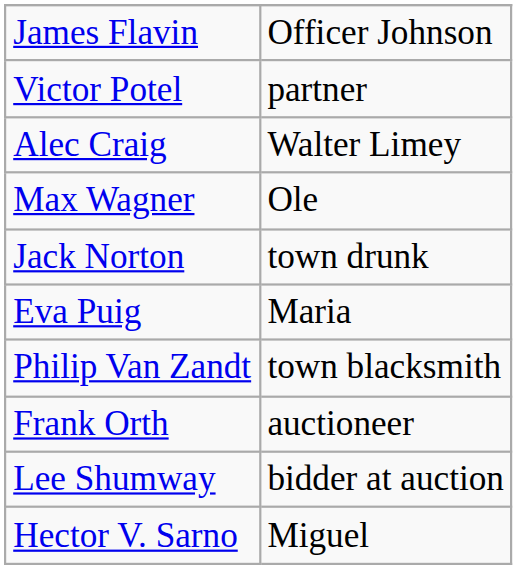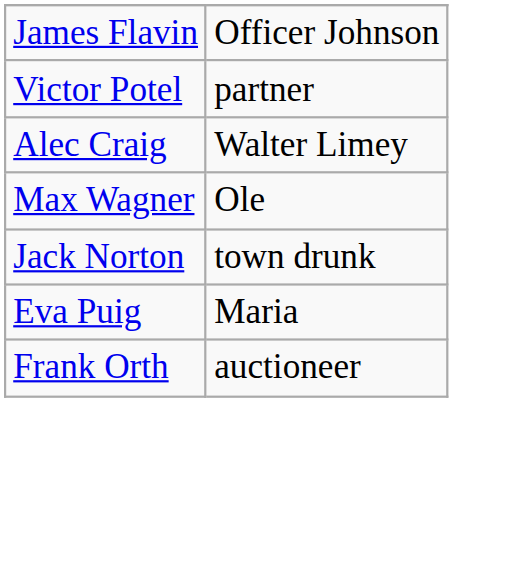- row: (132, 367)
- row: (114, 479)
- row: (125, 534)
